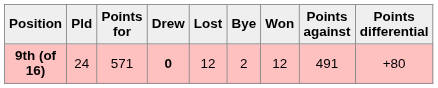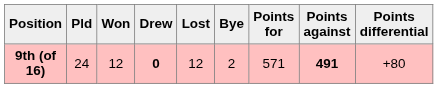columns swapped: (280, 24) <-> (122, 24)
(327, 63) normal -> (327, 63) bold
